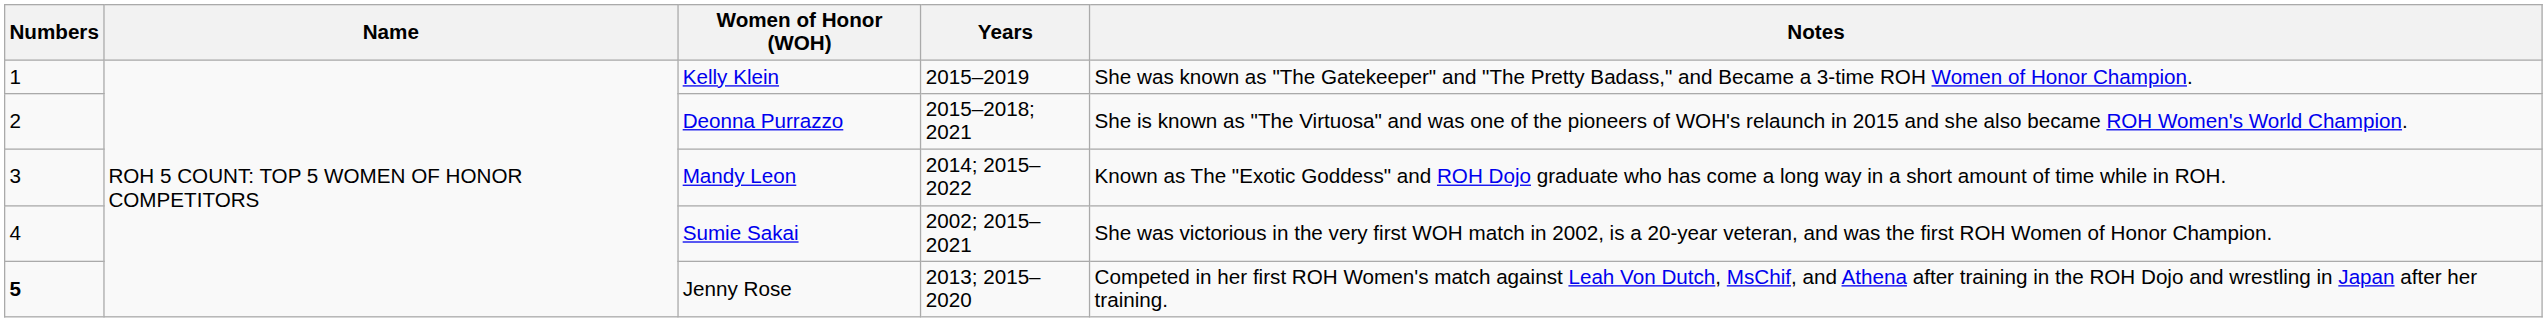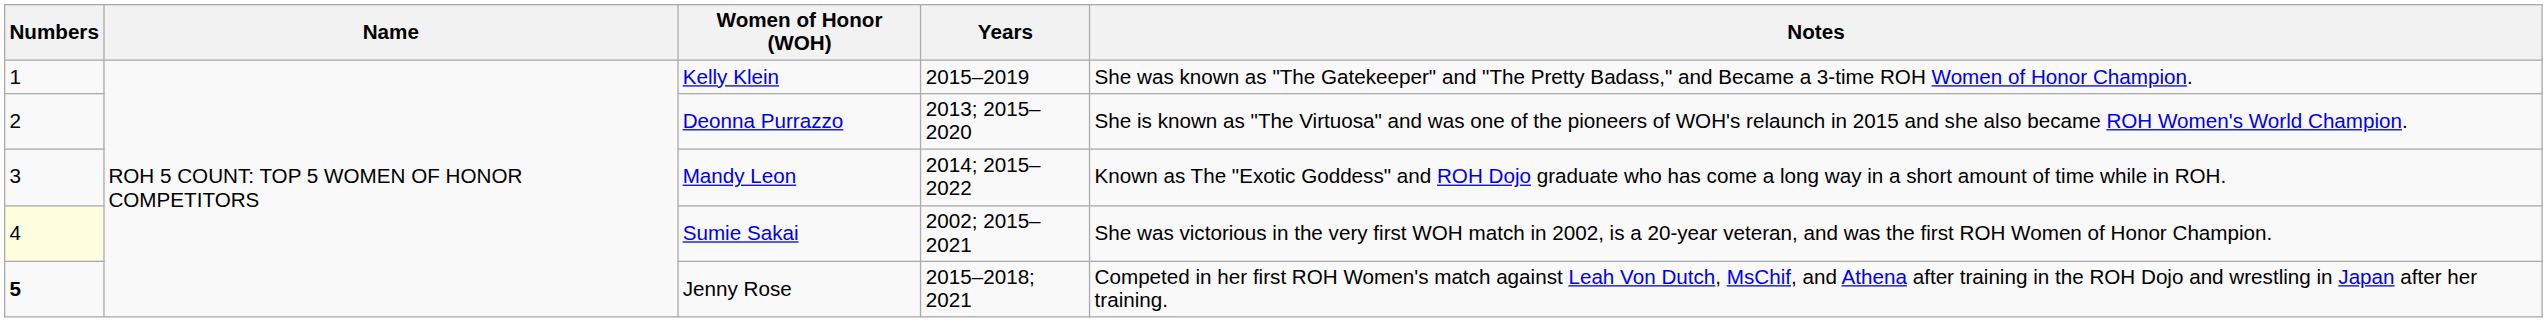(980, 121) 2015–2018; 2021 -> (983, 121) 2013; 2015–2020
(15, 233) no background -> (15, 233) lightyellow background
(983, 289) 2013; 2015–2020 -> (980, 289) 2015–2018; 2021
